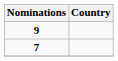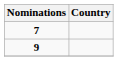rows swapped: (36, 30) <-> (36, 47)
